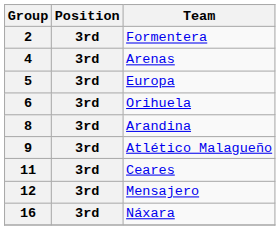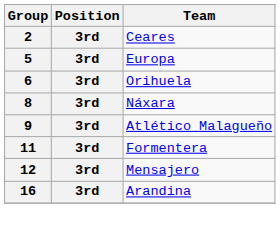(167, 38) Formentera -> (150, 38) Ceares
- row: (28, 60)
(159, 126) Arandina -> (150, 104) Náxara
(150, 170) Ceares -> (167, 148) Formentera
(150, 214) Náxara -> (159, 192) Arandina
